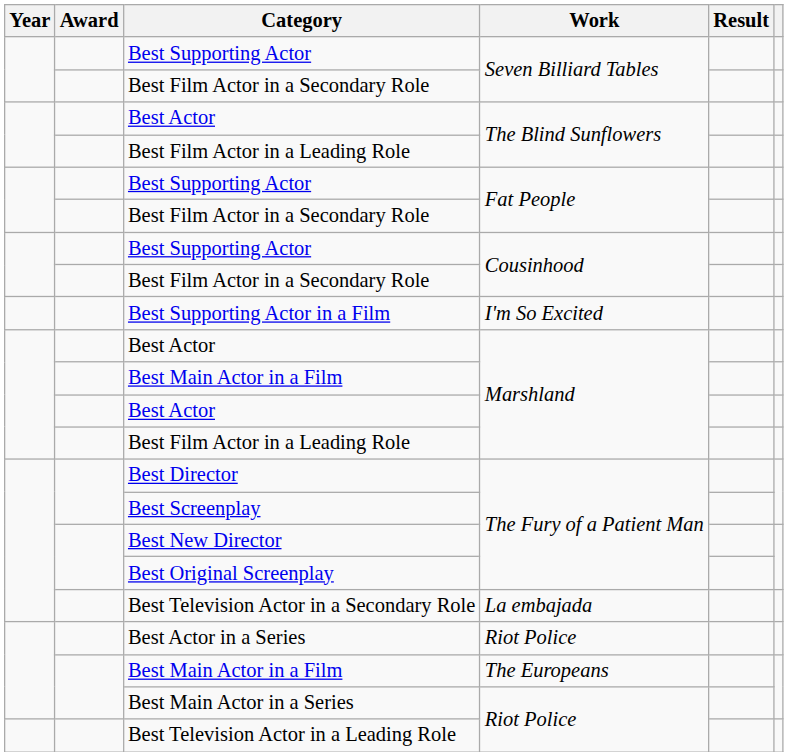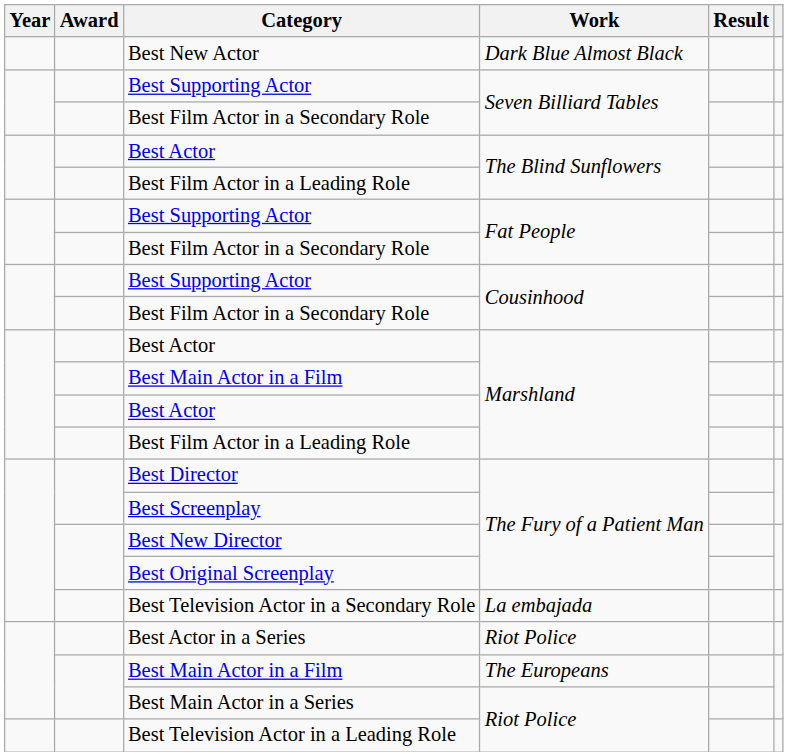+ row: (193, 53)
- row: (259, 313)
